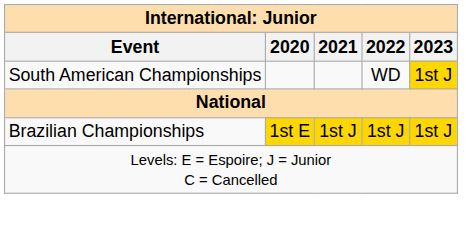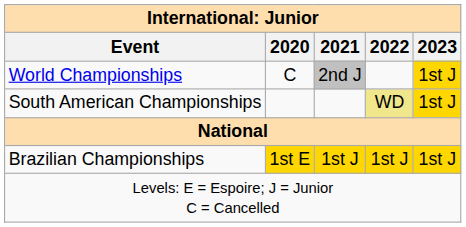+ row: (95, 74)
(386, 74) no background -> (390, 103) khaki background
